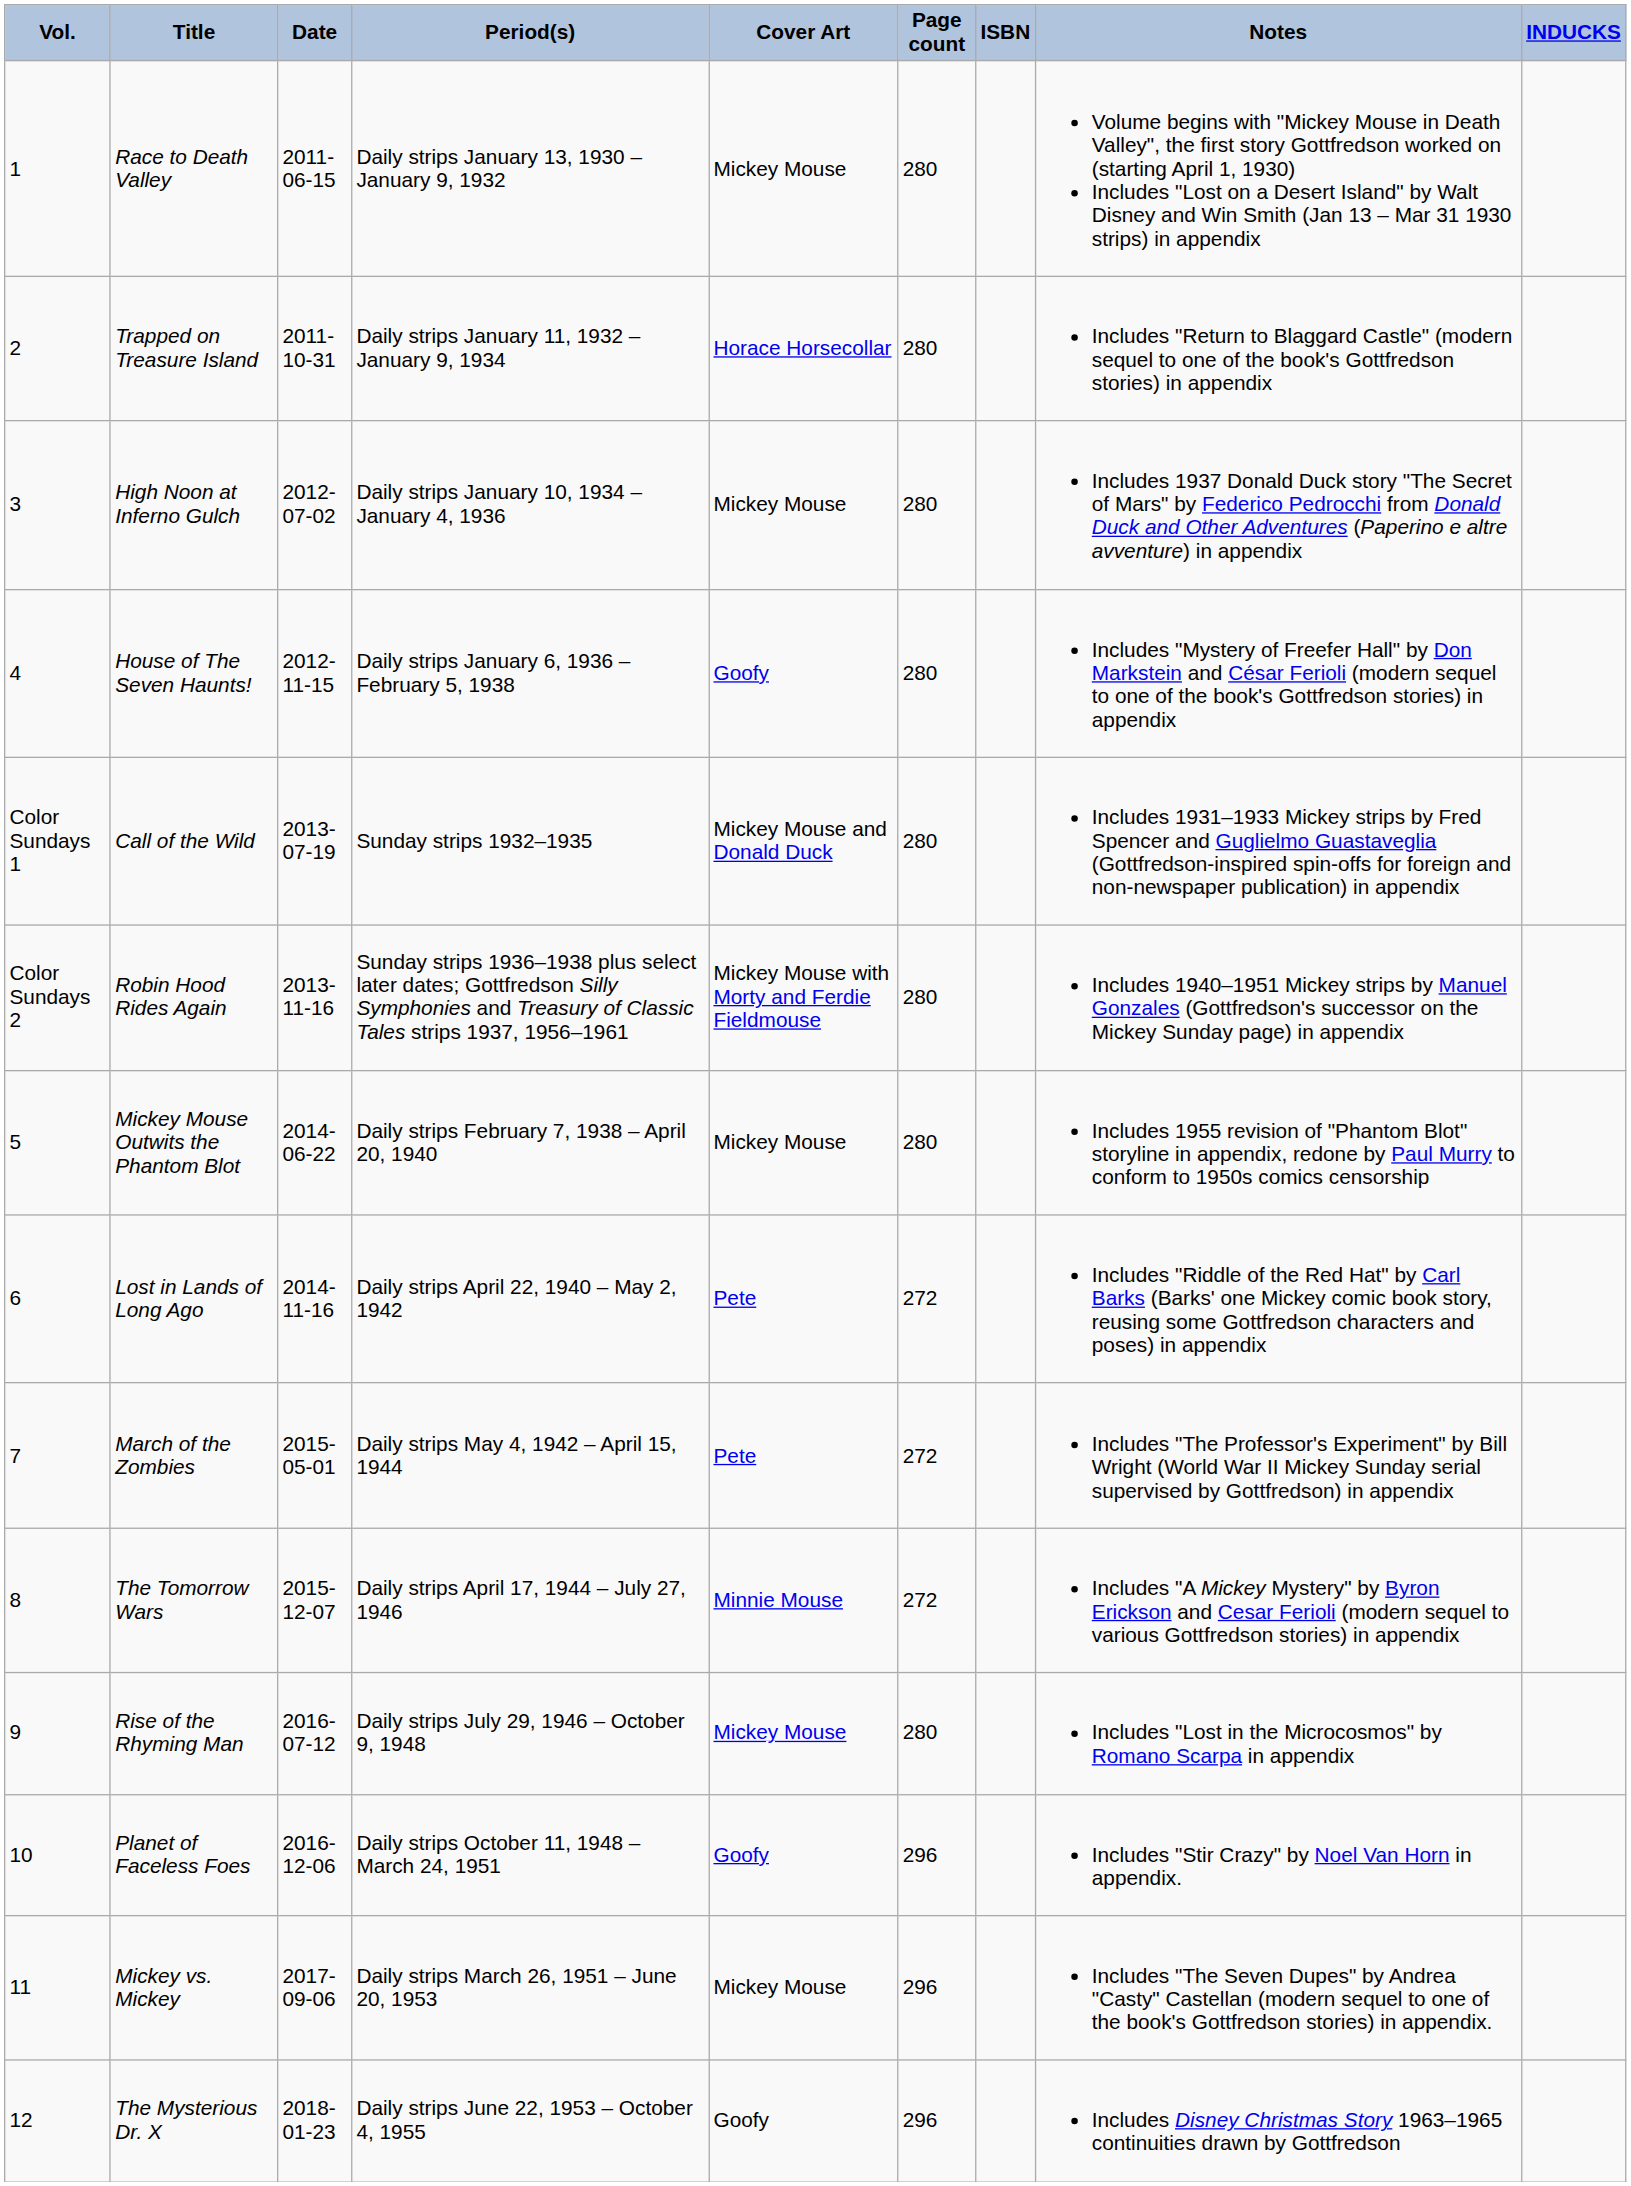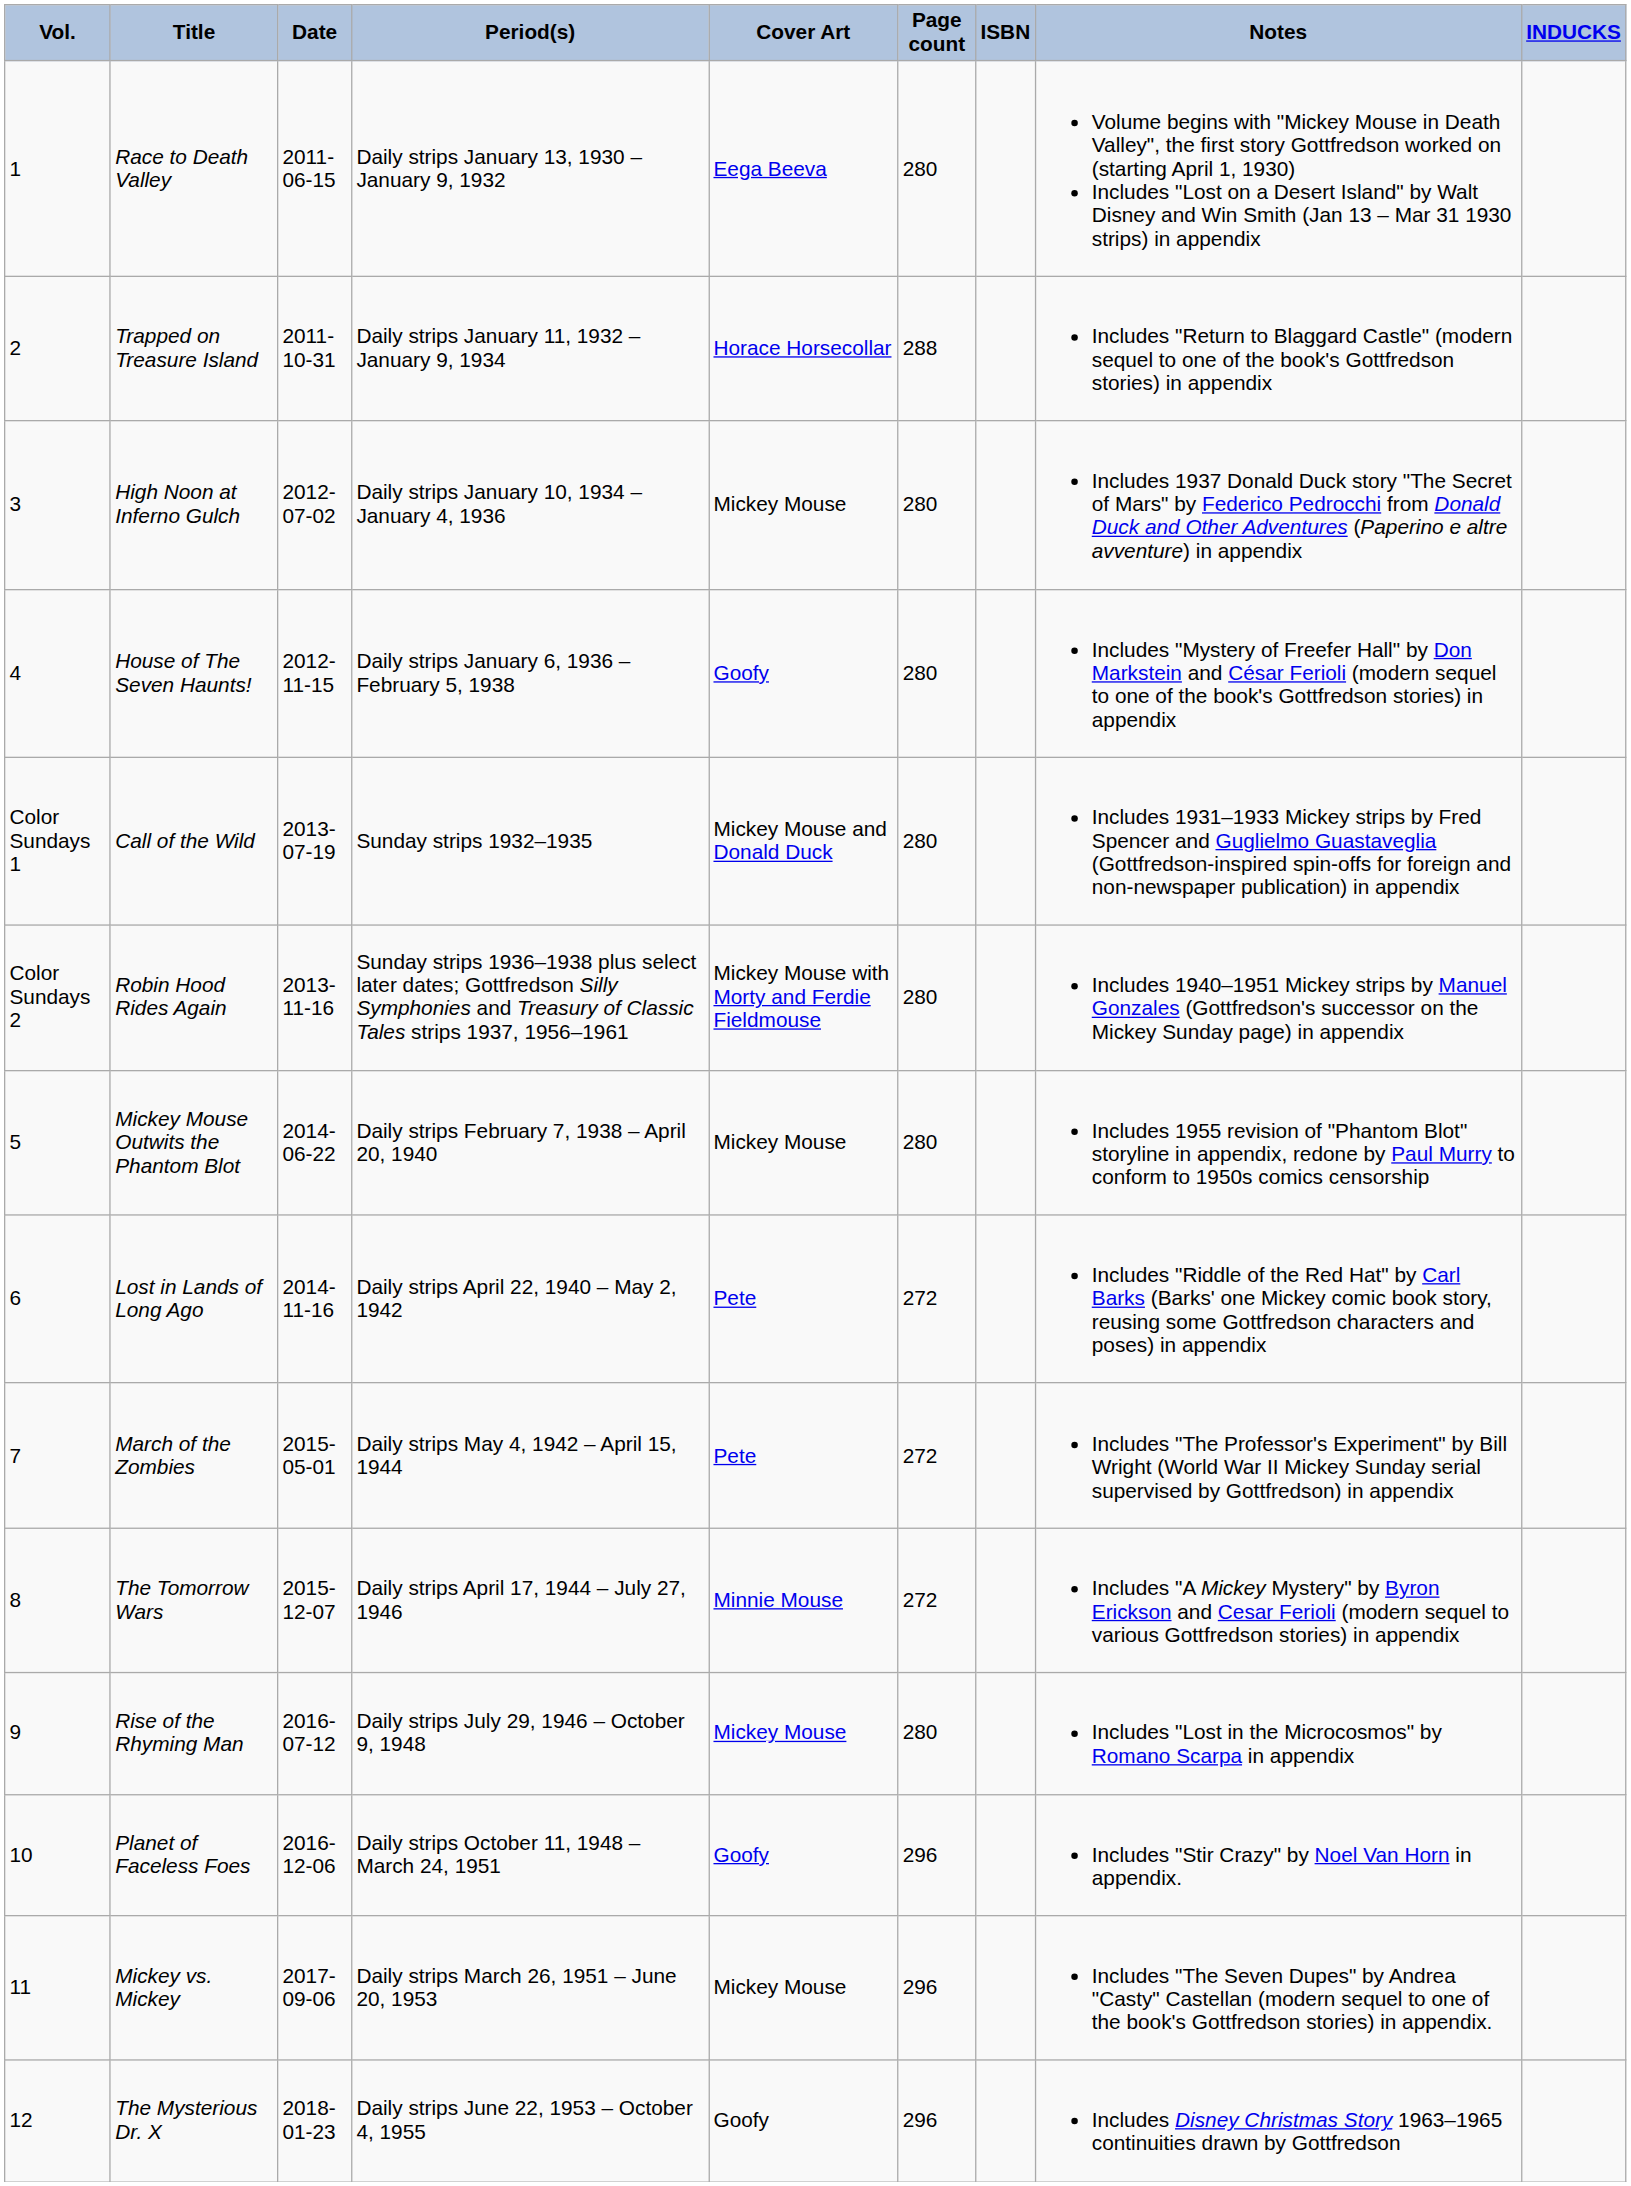(780, 168) Mickey Mouse -> (770, 168) Eega Beeva
(920, 348) 280 -> (920, 348) 288
